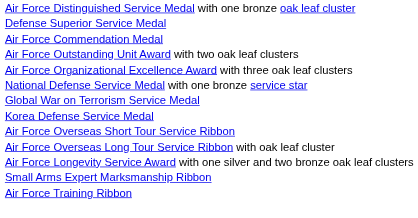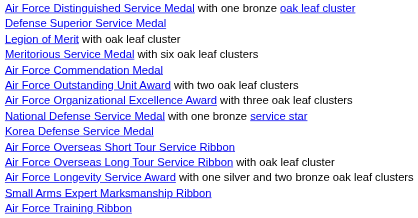+ row: (93, 39)
+ row: (132, 54)
- row: (102, 100)
